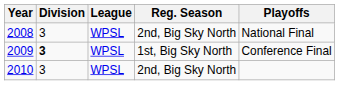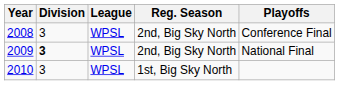(278, 32) National Final -> (287, 32) Conference Final
(185, 51) 1st, Big Sky North -> (187, 51) 2nd, Big Sky North
(287, 51) Conference Final -> (278, 51) National Final
(187, 70) 2nd, Big Sky North -> (185, 70) 1st, Big Sky North
